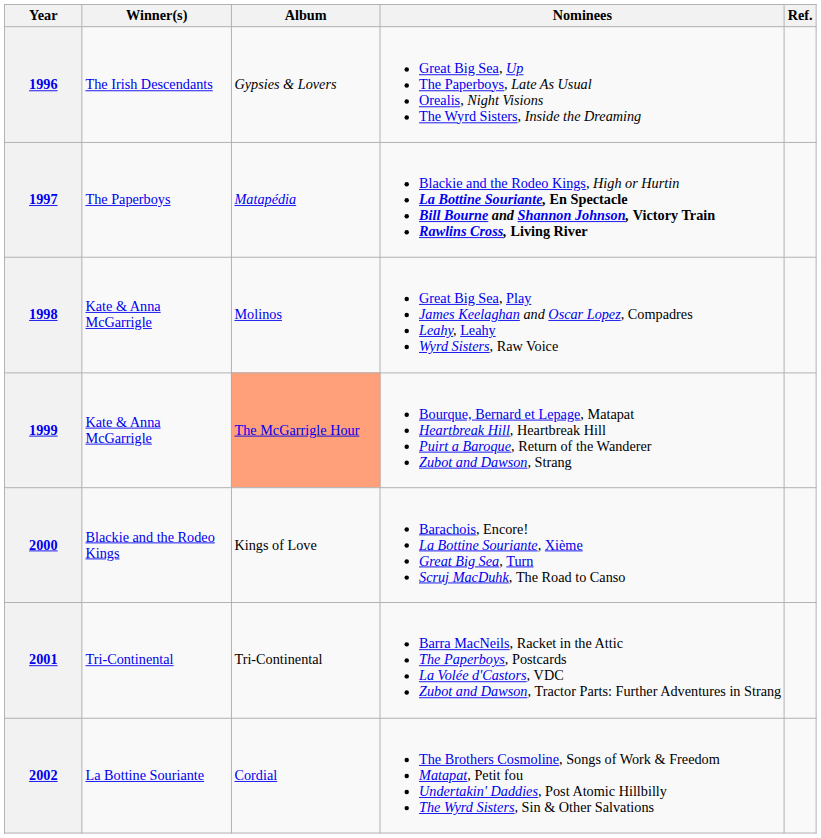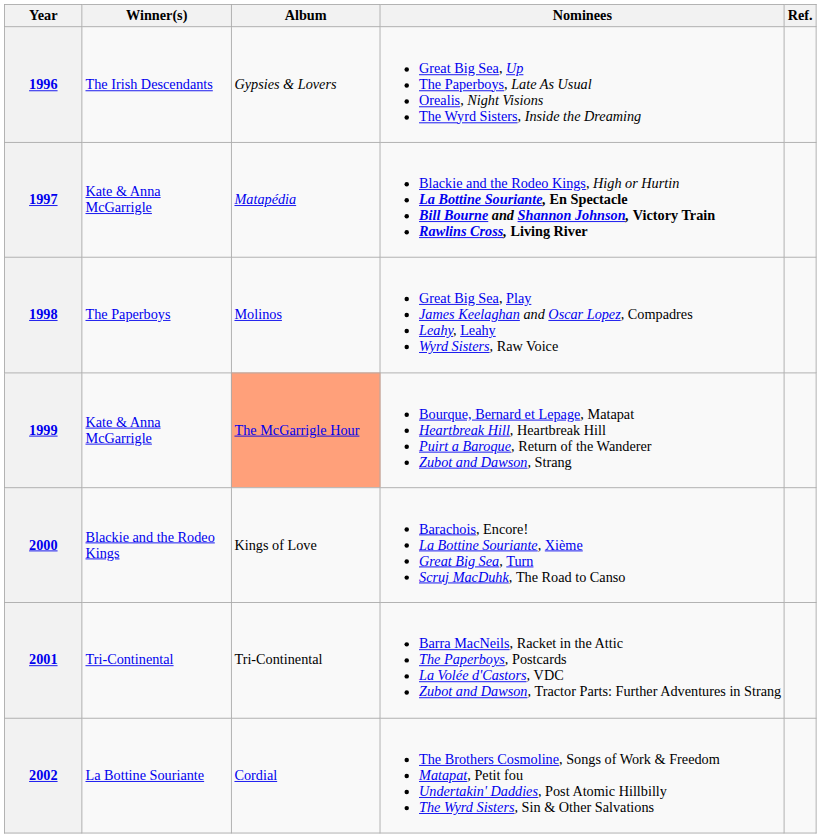(128, 199) The Paperboys -> (123, 199) Kate & Anna McGarrigle
(123, 314) Kate & Anna McGarrigle -> (128, 314) The Paperboys
